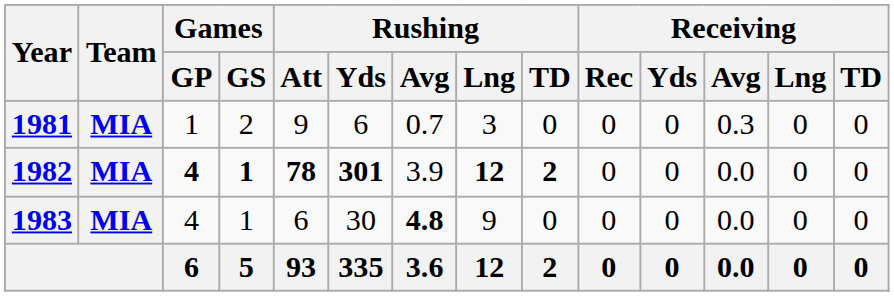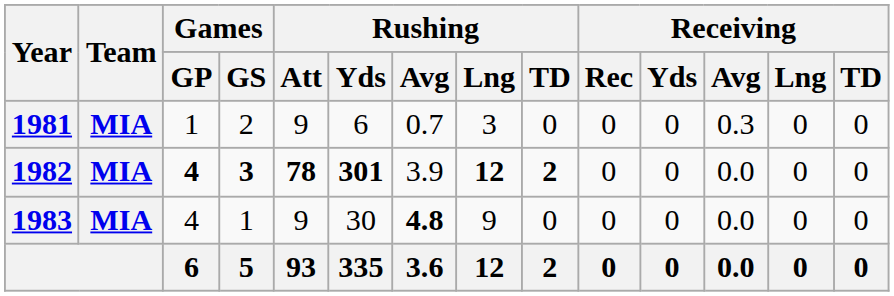(246, 171) 1 -> (246, 171) 3
(301, 219) 6 -> (301, 219) 9
